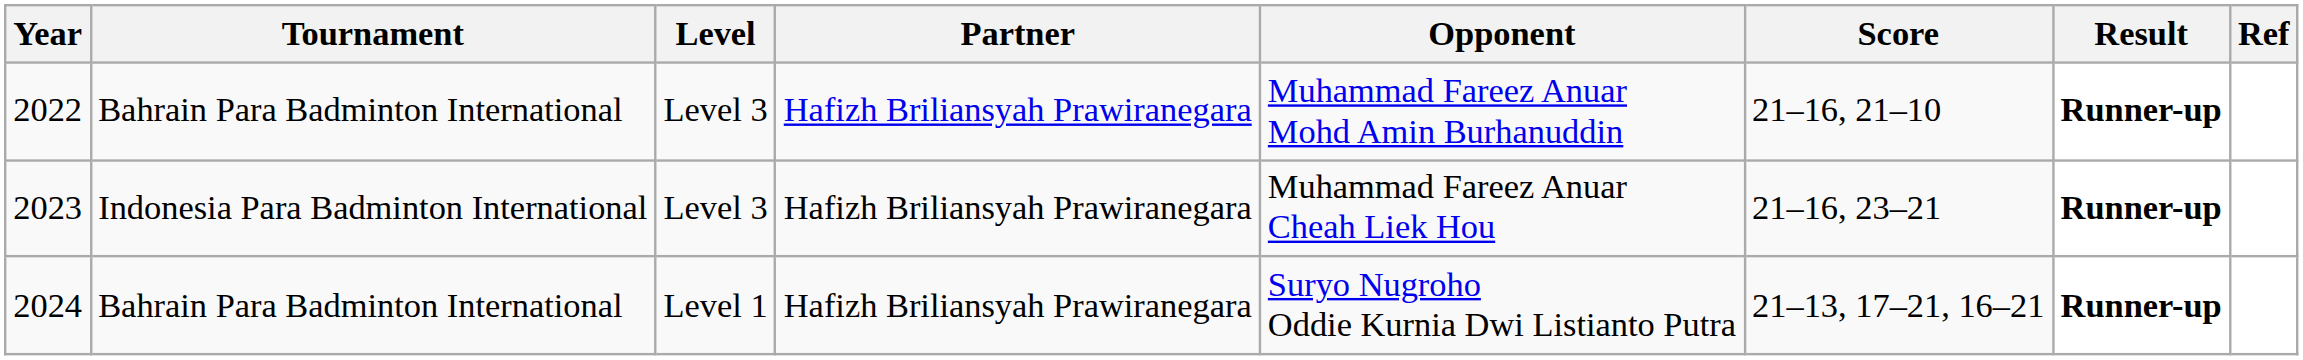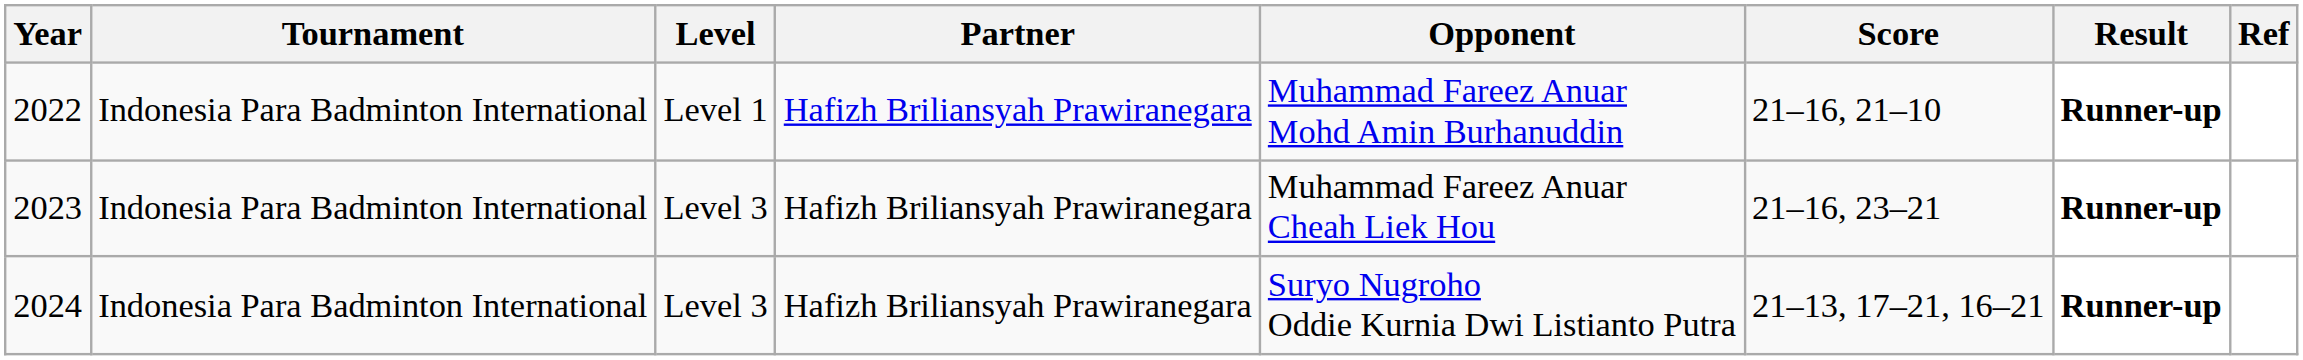(360, 110) Bahrain Para Badminton International -> (373, 110) Indonesia Para Badminton International
(716, 110) Level 3 -> (716, 110) Level 1
(360, 305) Bahrain Para Badminton International -> (373, 305) Indonesia Para Badminton International
(716, 305) Level 1 -> (716, 305) Level 3
